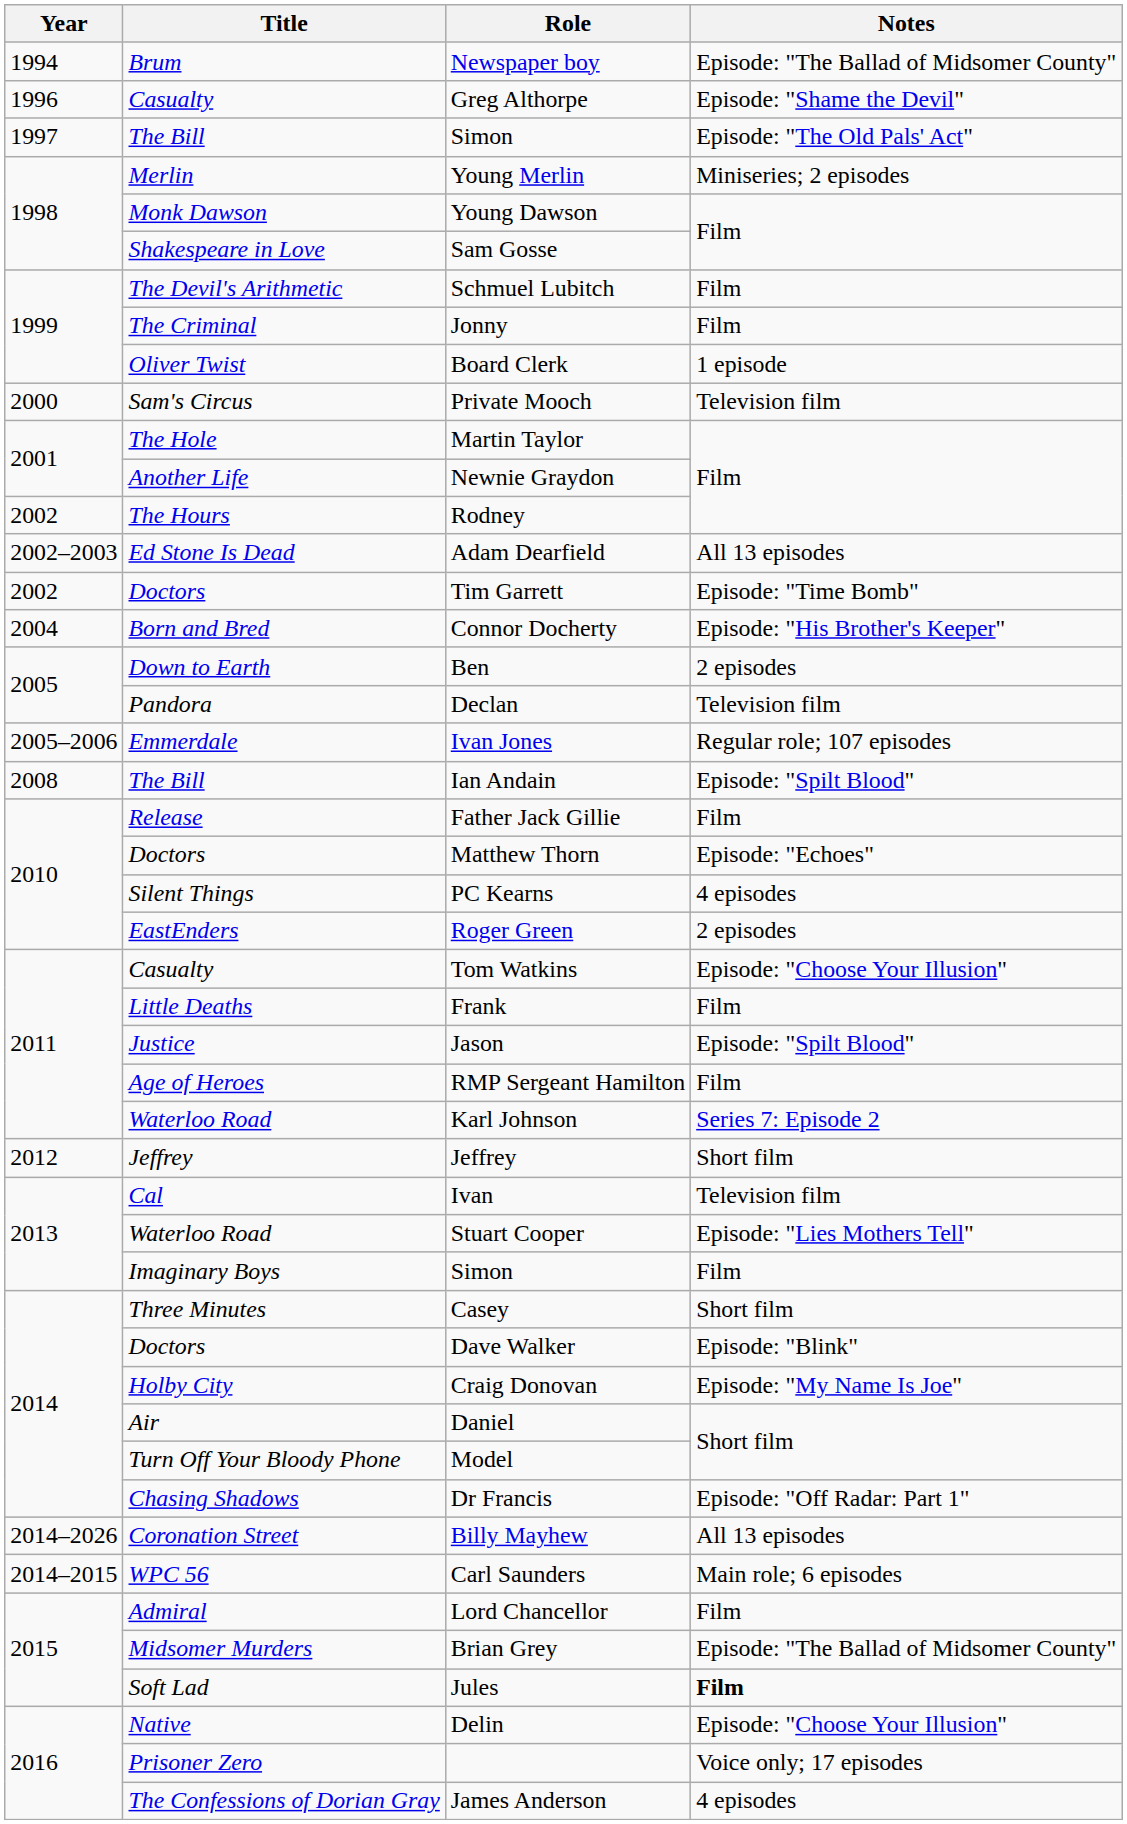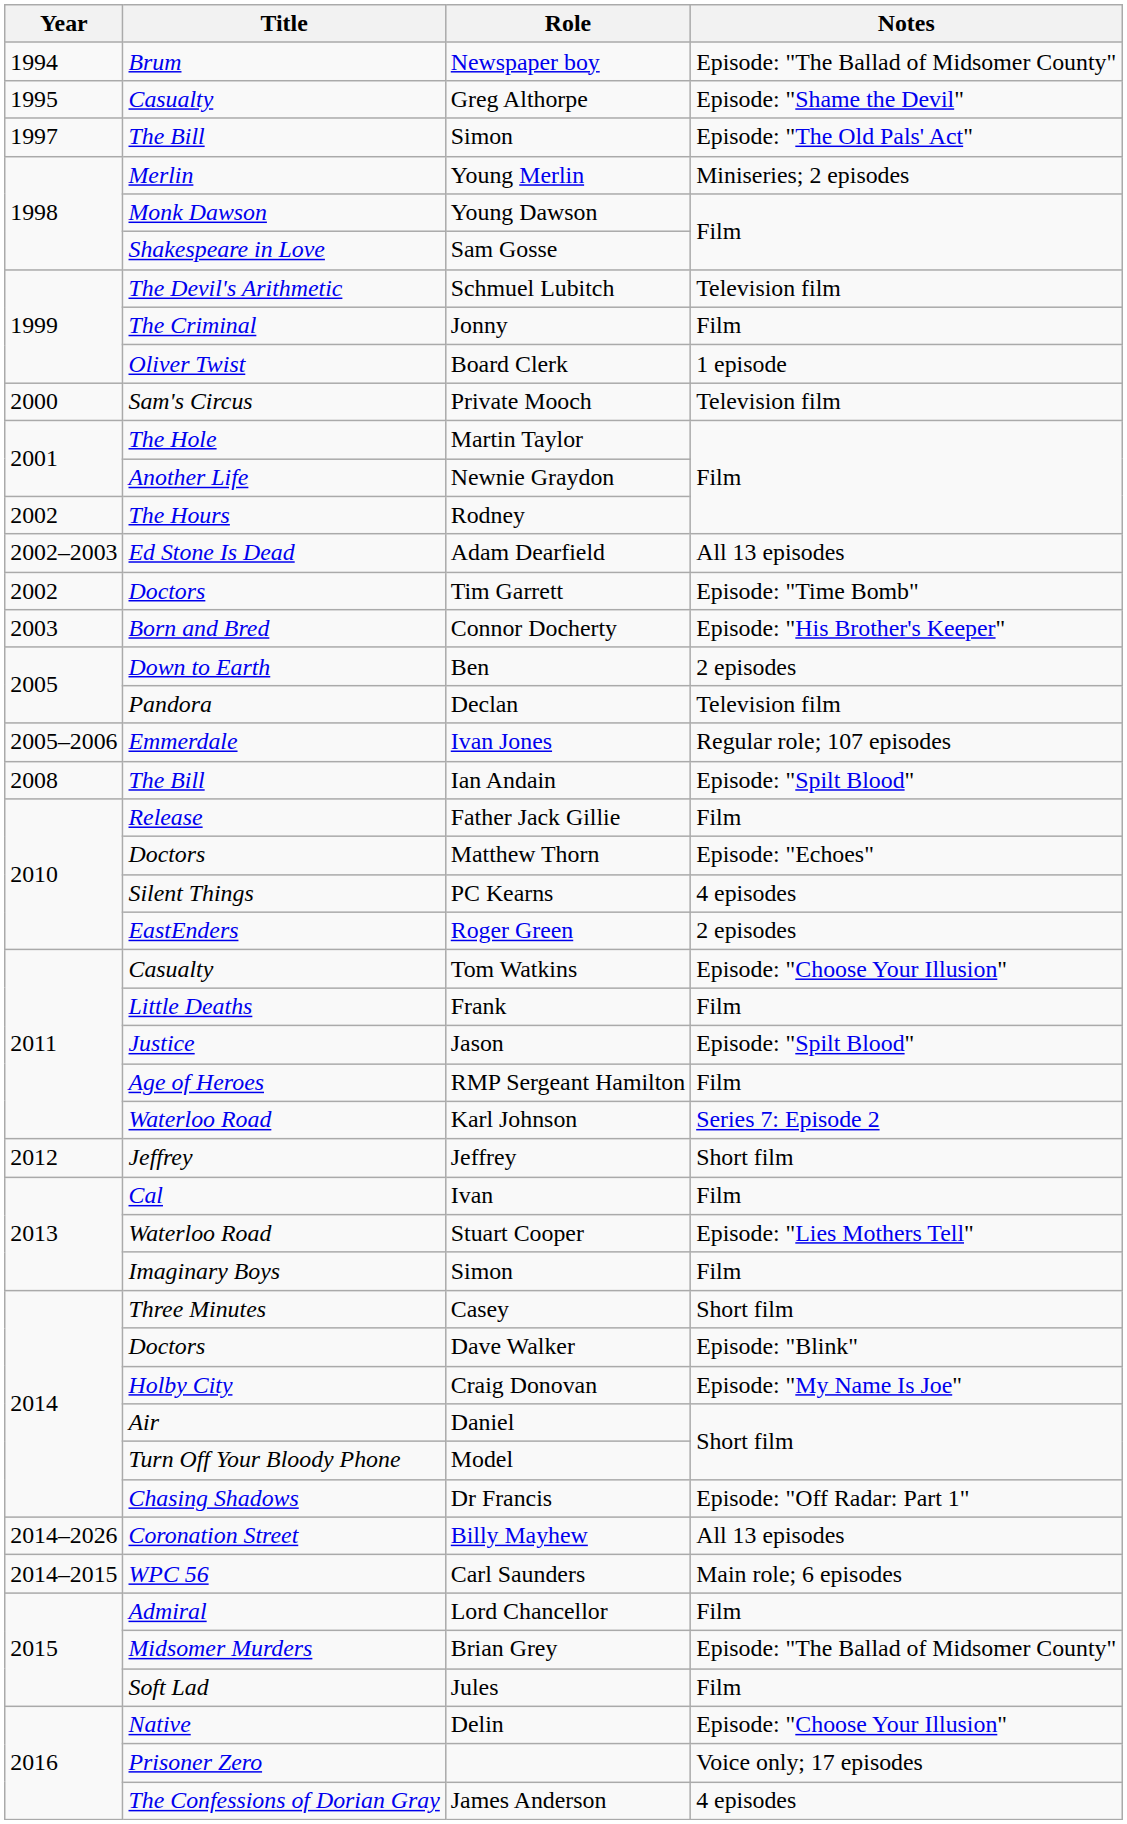(34, 99) 1996 -> (34, 99) 1995
(719, 288) Film -> (769, 288) Television film
(34, 628) 2004 -> (34, 628) 2003
(769, 1195) Television film -> (719, 1195) Film
(720, 1686) bold -> (719, 1686) normal
